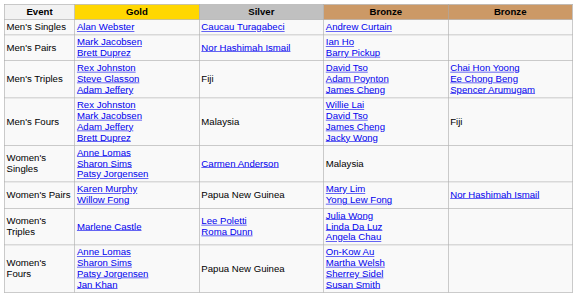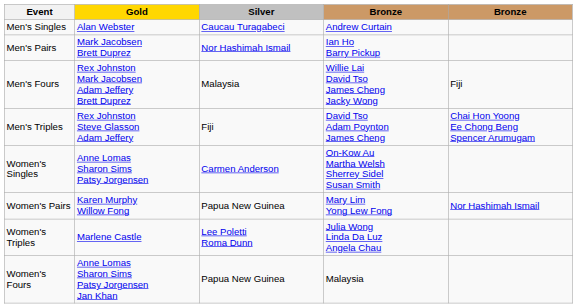rows swapped: (35, 79) <-> (33, 121)
(345, 163) Malaysia -> (355, 169) On-Kow Au Martha Welsh Sherrey Sidel Susan Smith
(355, 268) On-Kow Au Martha Welsh Sherrey Sidel Susan Smith -> (345, 279) Malaysia
